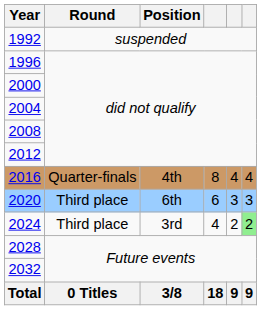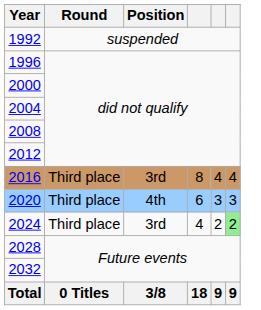(92, 177) Quarter-finals -> (84, 177) Third place
(172, 177) 4th -> (156, 177) 3rd
(172, 200) 6th -> (156, 200) 4th
